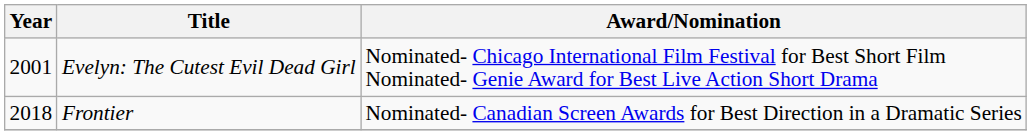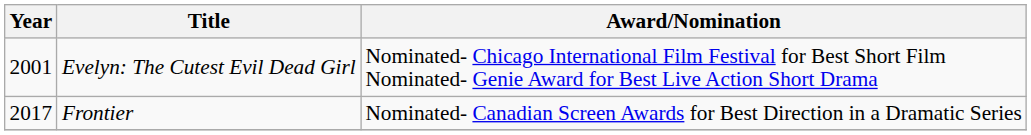(31, 112) 2018 -> (31, 112) 2017
